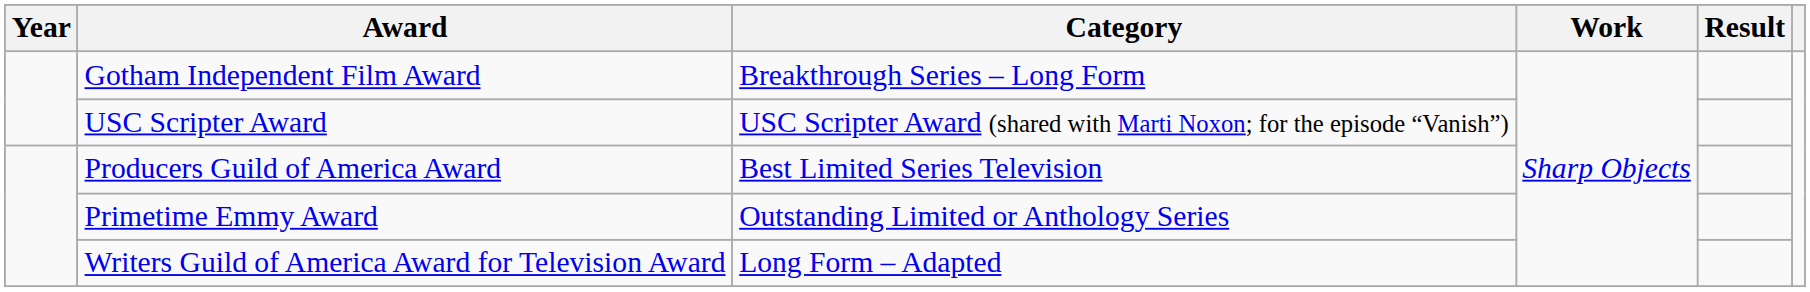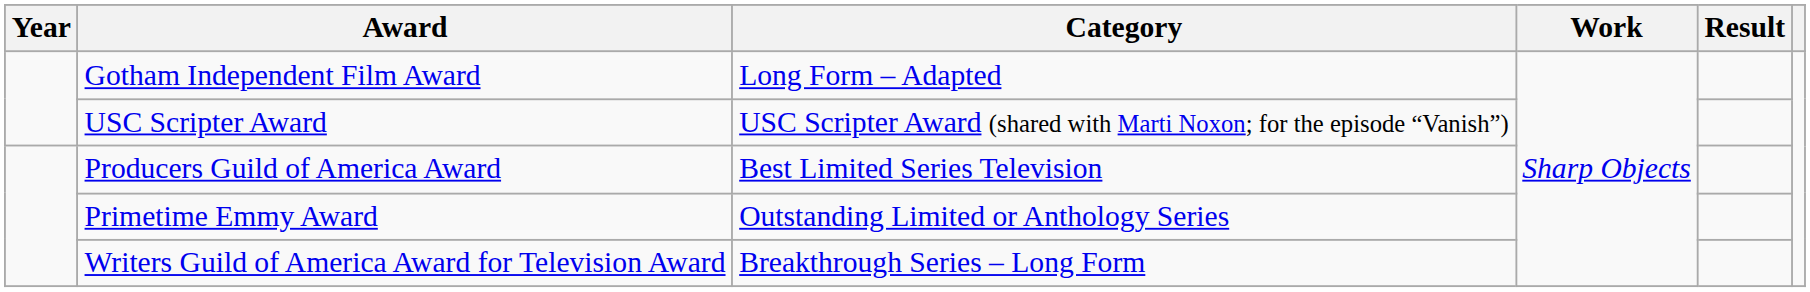(942, 74) Breakthrough Series – Long Form -> (870, 74) Long Form – Adapted
(870, 262) Long Form – Adapted -> (942, 262) Breakthrough Series – Long Form
